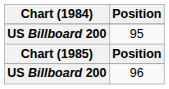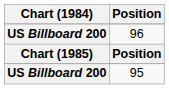rows swapped: (137, 34) <-> (137, 73)
